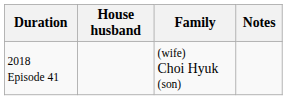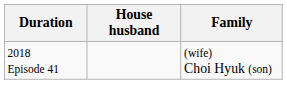- column: (259, 23)
